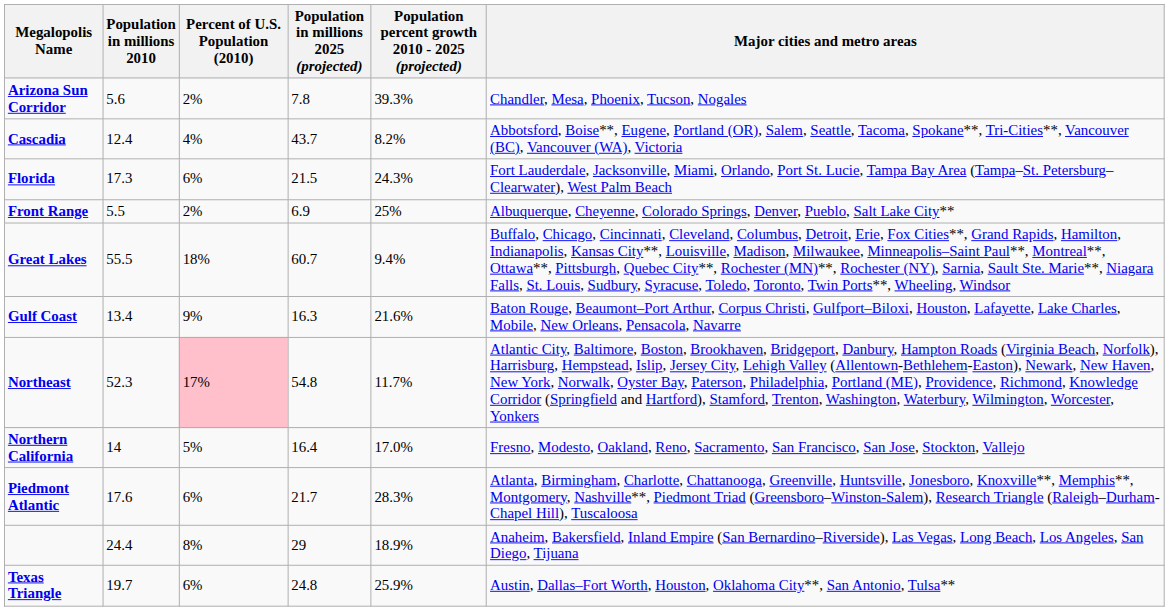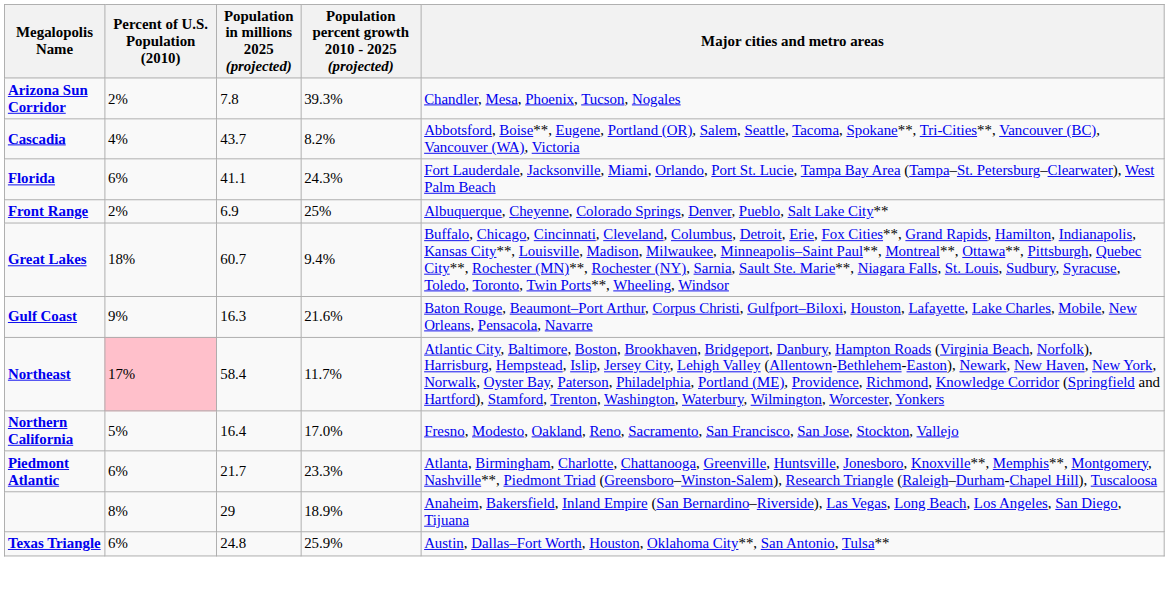- column: (141, 41)
(304, 179) 21.5 -> (233, 179) 41.1
(304, 382) 54.8 -> (233, 374) 58.4
(394, 496) 28.3% -> (323, 471) 23.3%
